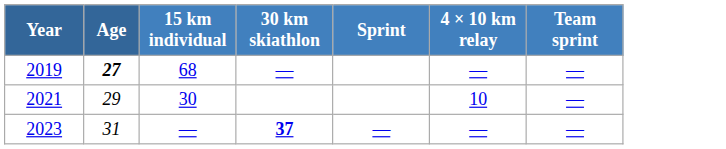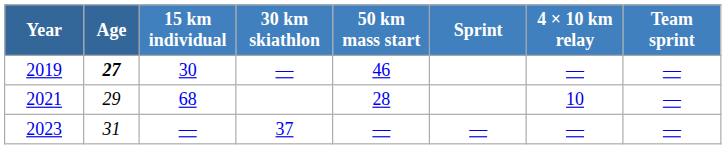+ column: (381, 30)
(188, 70) 68 -> (188, 70) 30
(188, 99) 30 -> (188, 99) 68
(285, 129) bold -> (285, 129) normal
